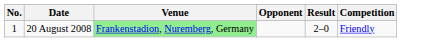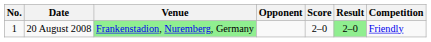+ column: (319, 12)
(321, 28) no background -> (350, 28) lightgreen background
